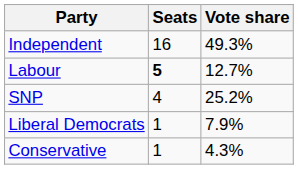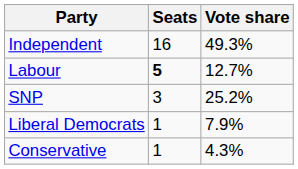(157, 97) 4 -> (157, 97) 3
